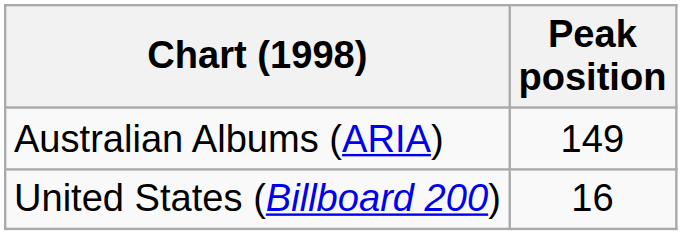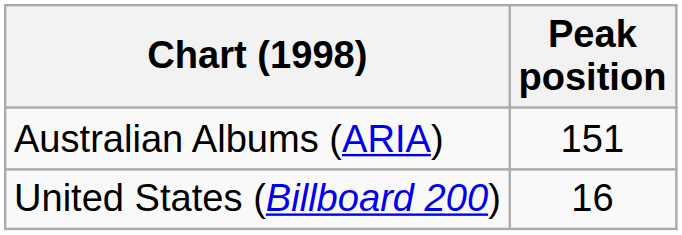(592, 137) 149 -> (592, 137) 151
